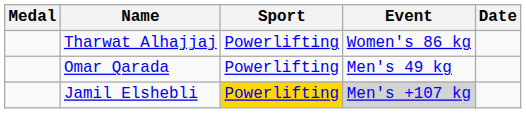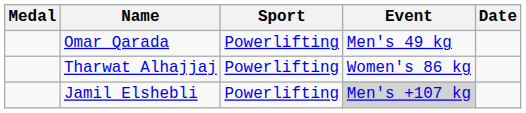rows swapped: (116, 69) <-> (140, 44)
(282, 95) gold background -> (282, 95) no background
